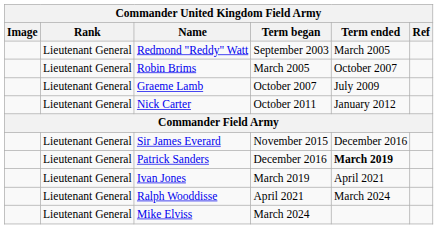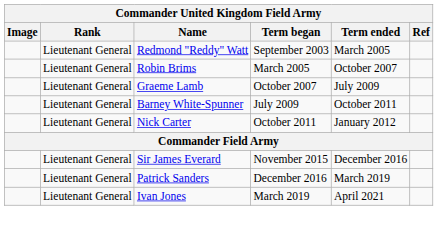+ row: (190, 104)
(364, 159) bold -> (362, 178) normal
- row: (177, 196)
- row: (165, 214)
